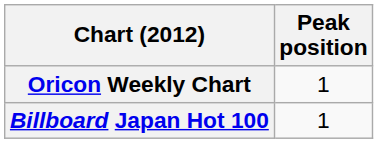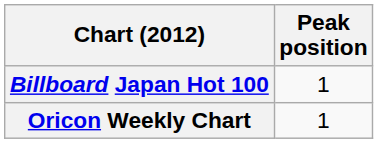rows swapped: (139, 120) <-> (139, 84)
